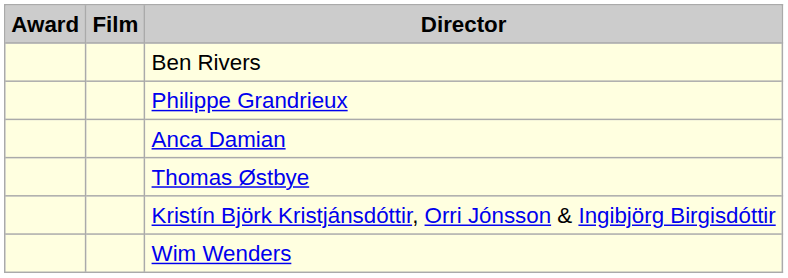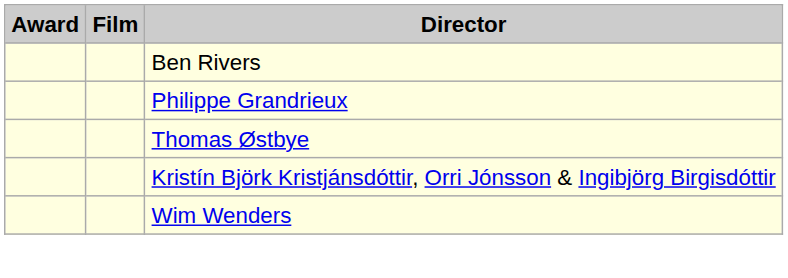- row: (219, 139)
